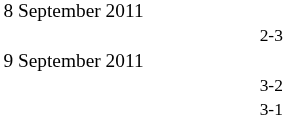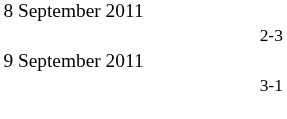- row: (103, 85)
